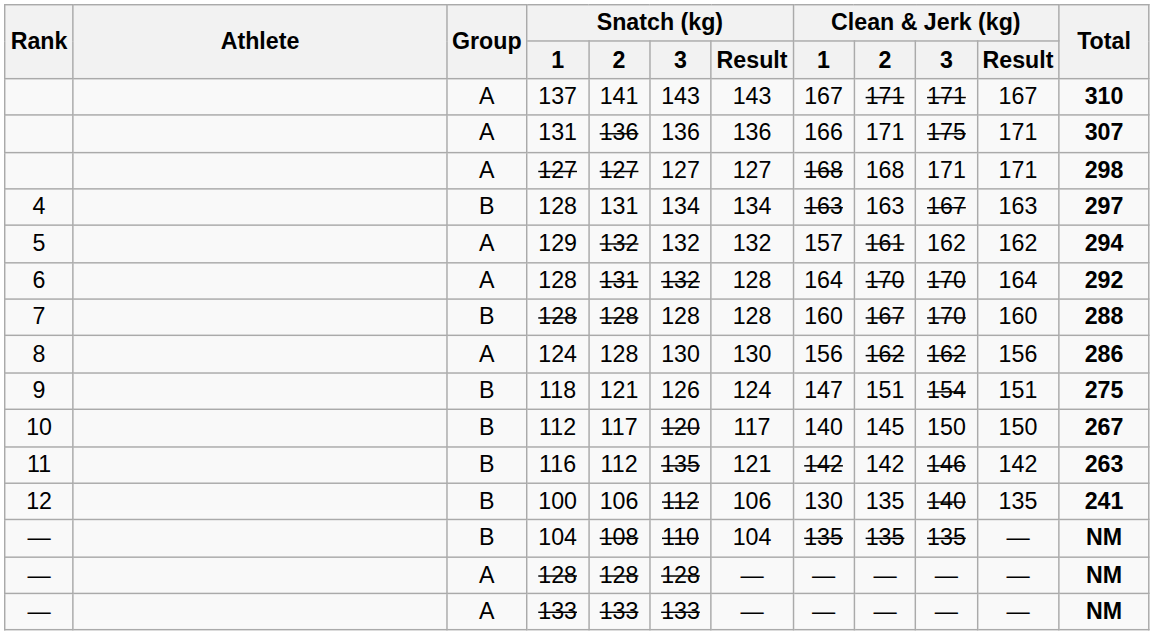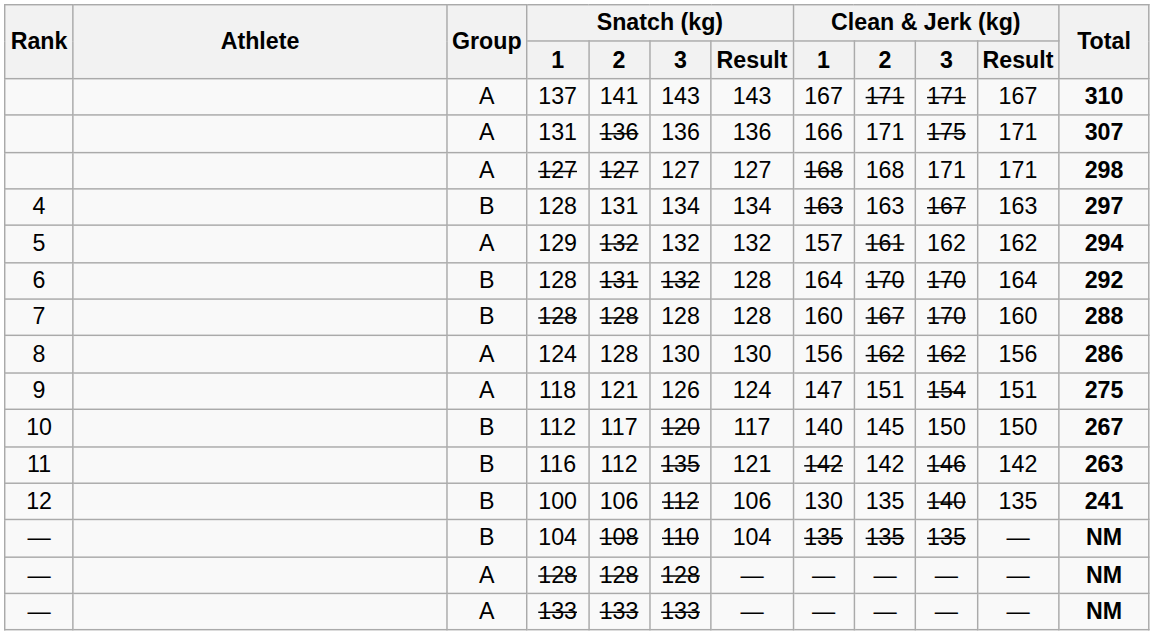(487, 280) A -> (487, 280) B
(487, 390) B -> (487, 390) A
